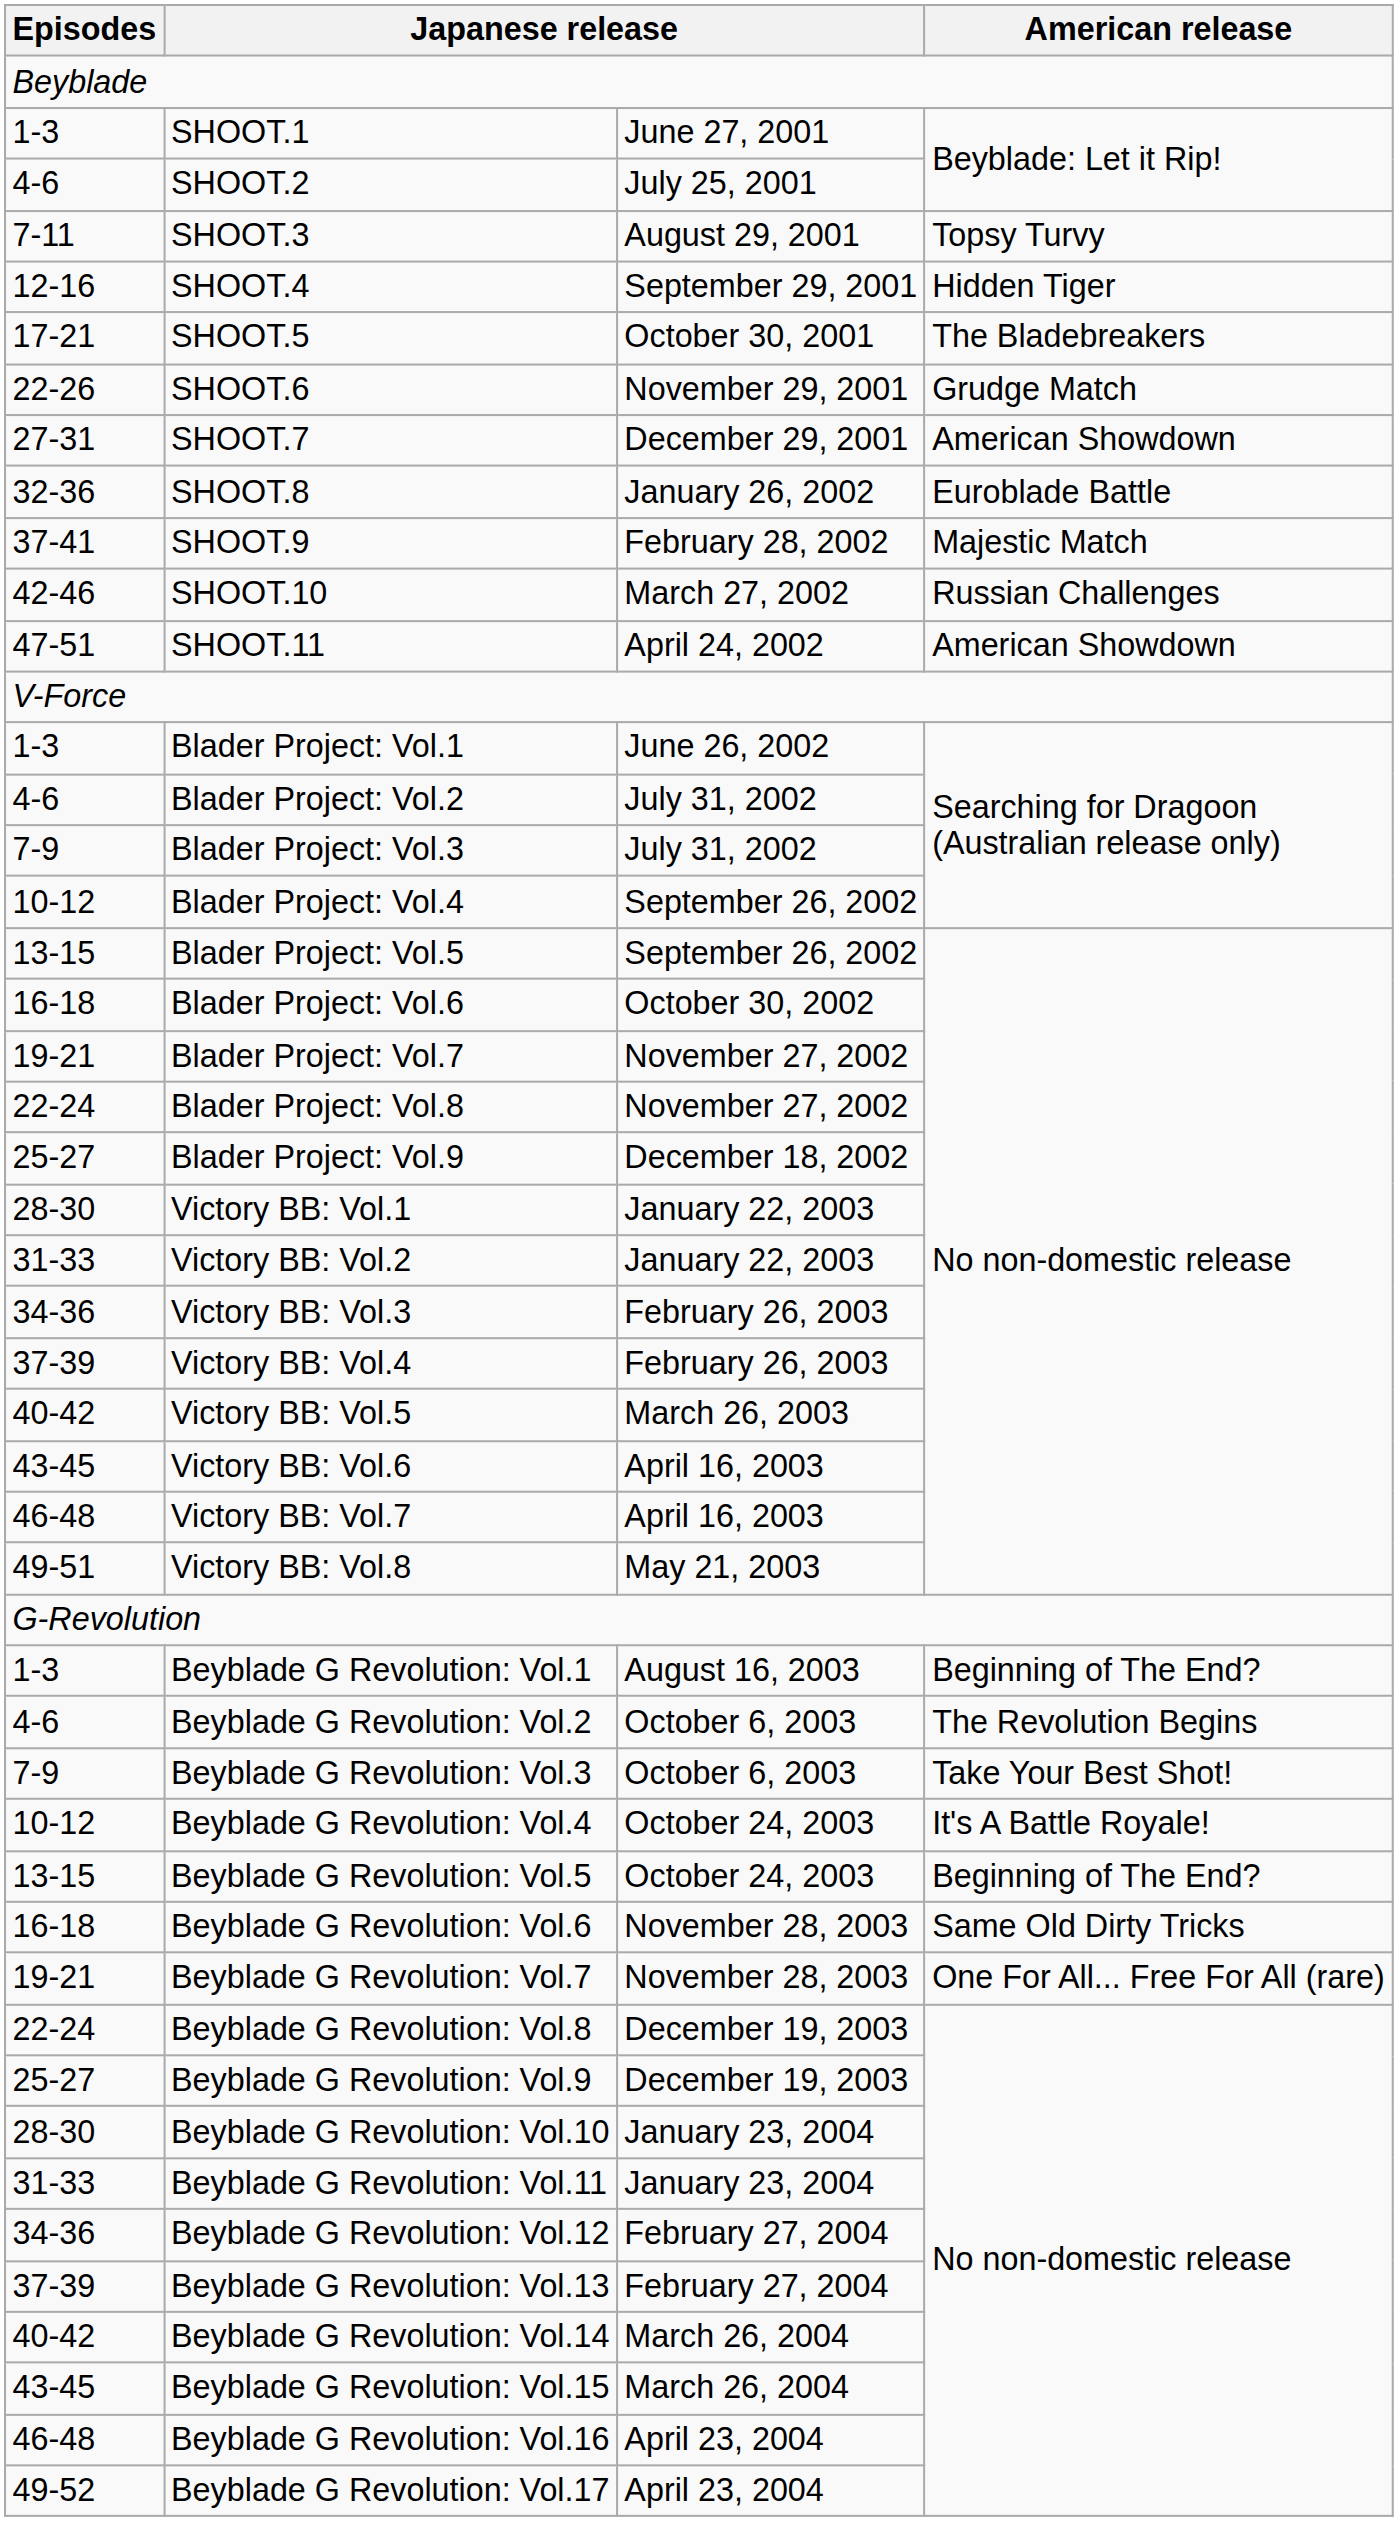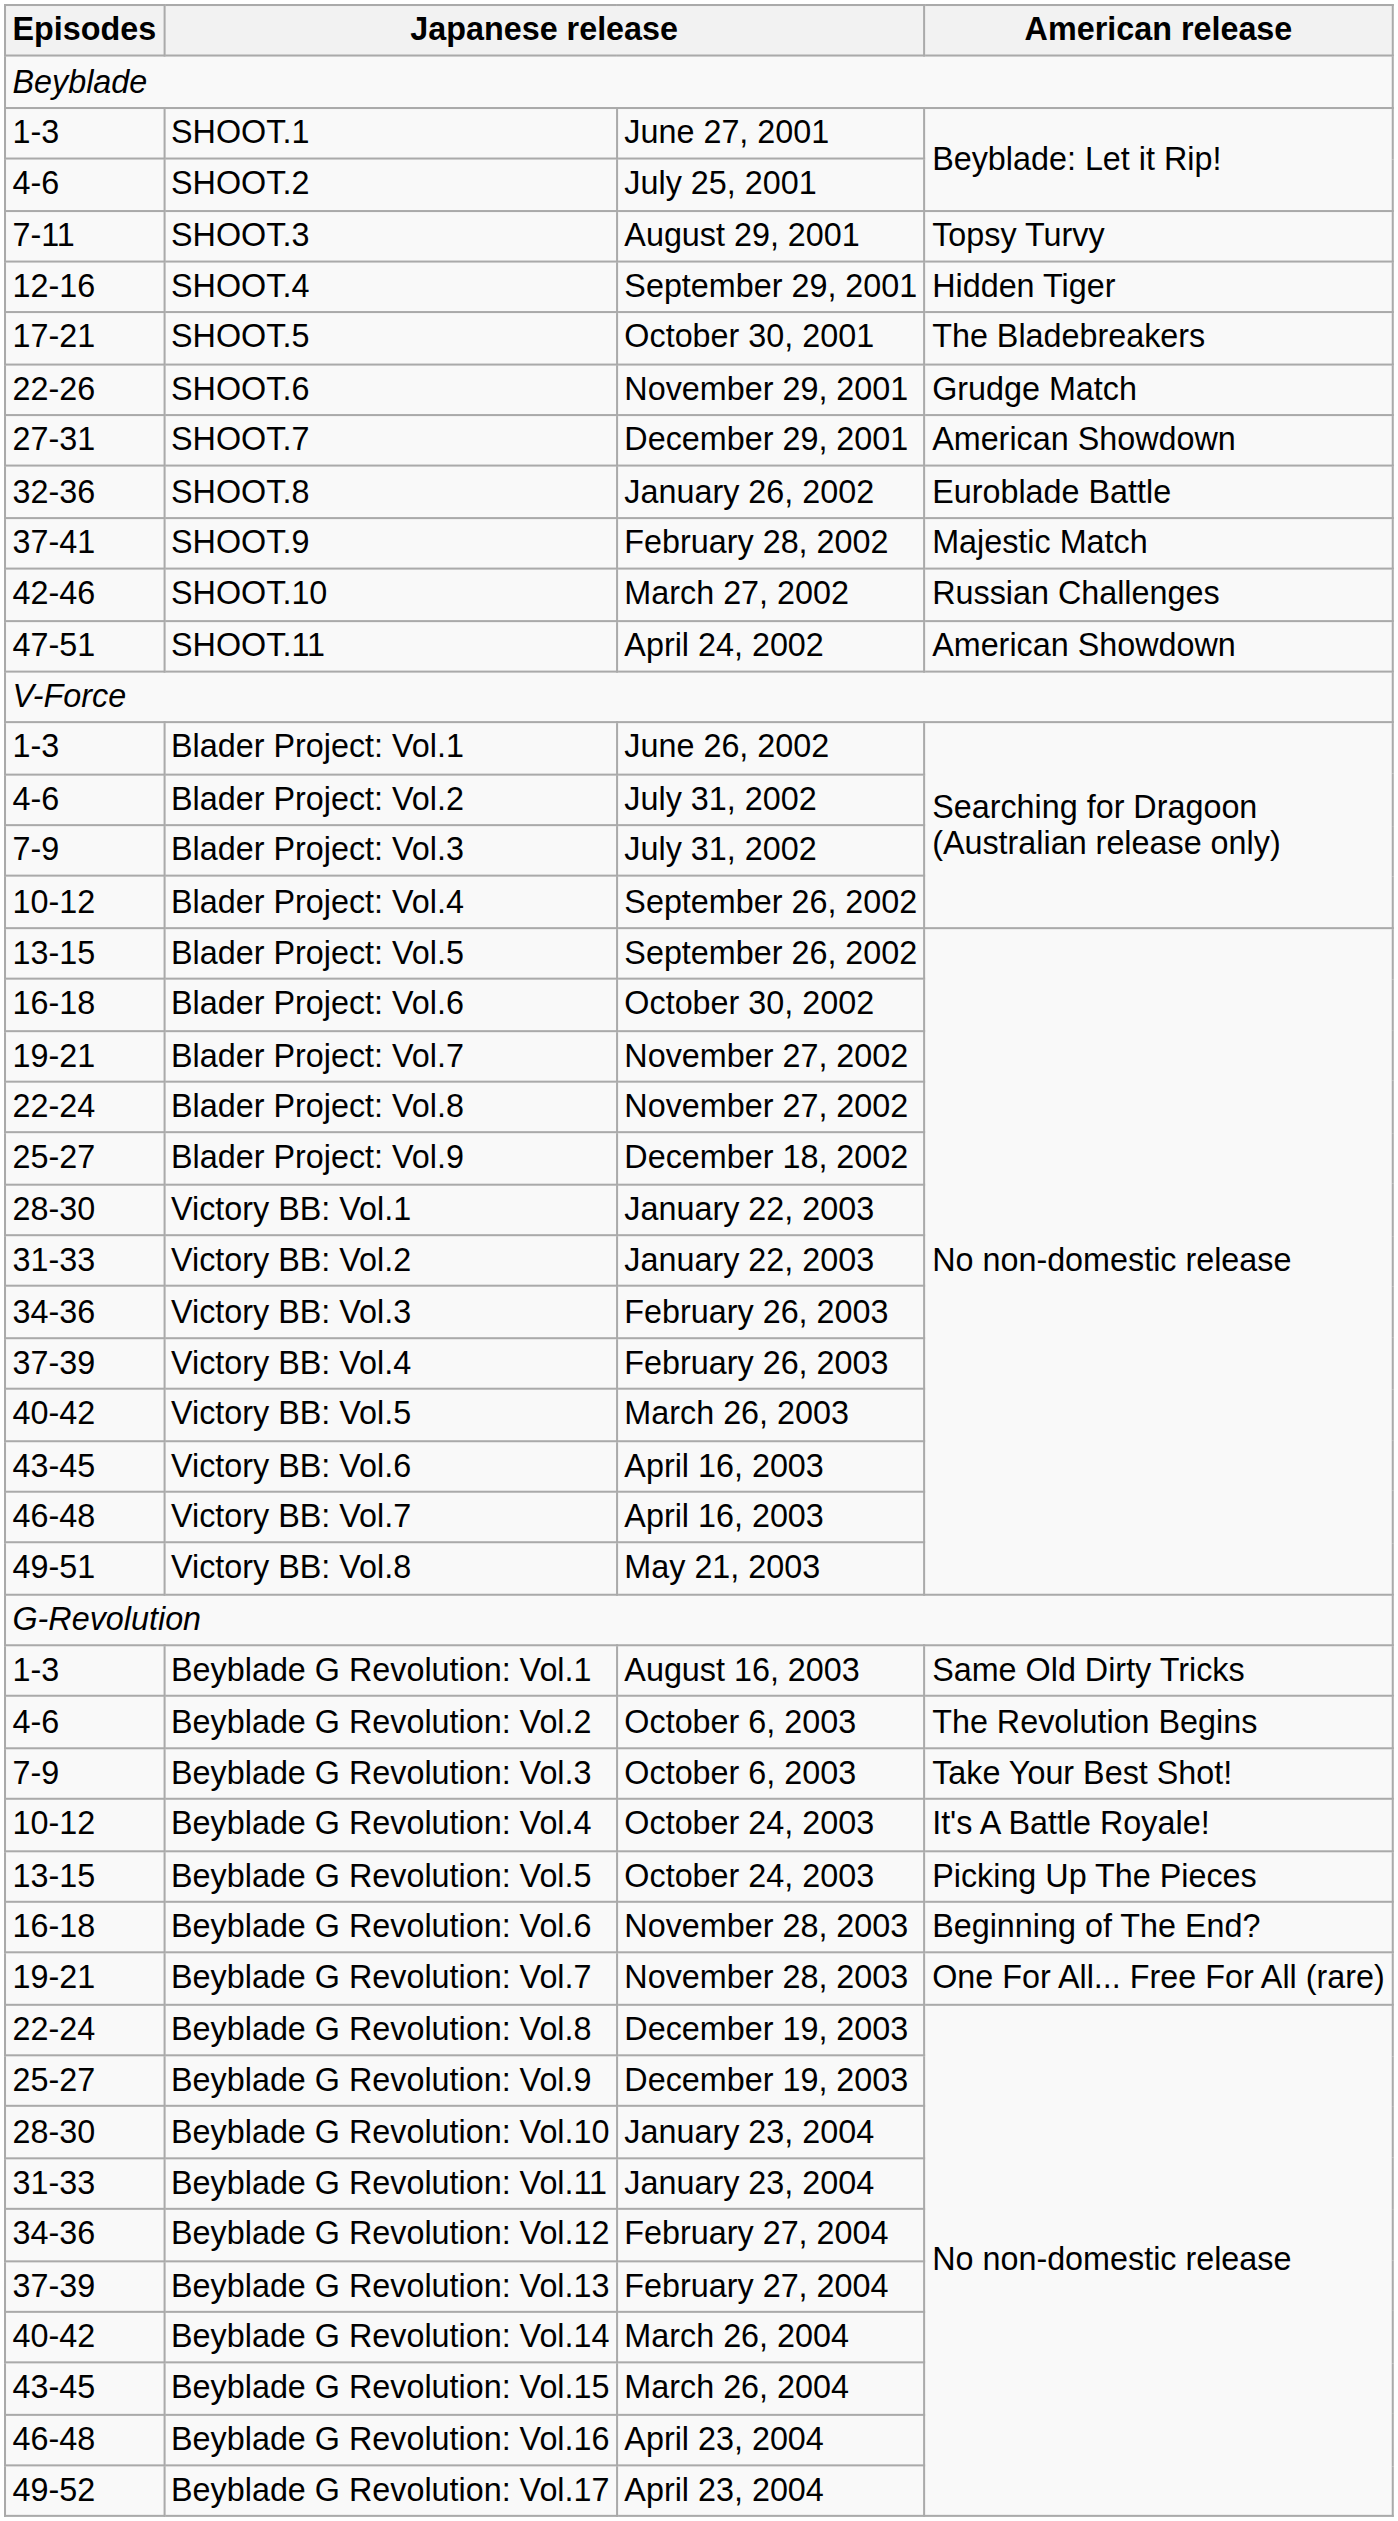(1096, 1670) Beginning of The End? -> (1088, 1670) Same Old Dirty Tricks
(1096, 1875) Beginning of The End? -> (1094, 1875) Picking Up The Pieces
(1088, 1926) Same Old Dirty Tricks -> (1096, 1926) Beginning of The End?
